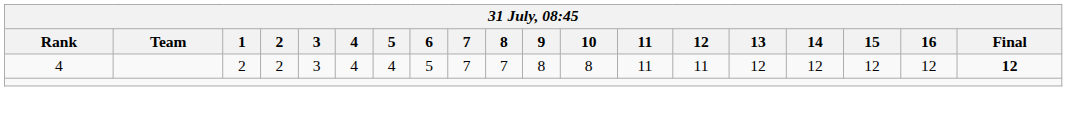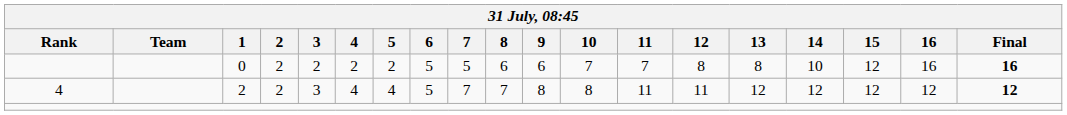+ row: (242, 66)
